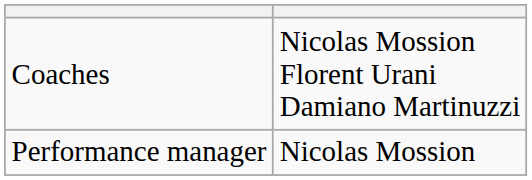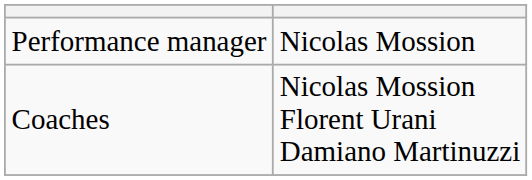rows swapped: (61, 73) <-> (139, 151)
